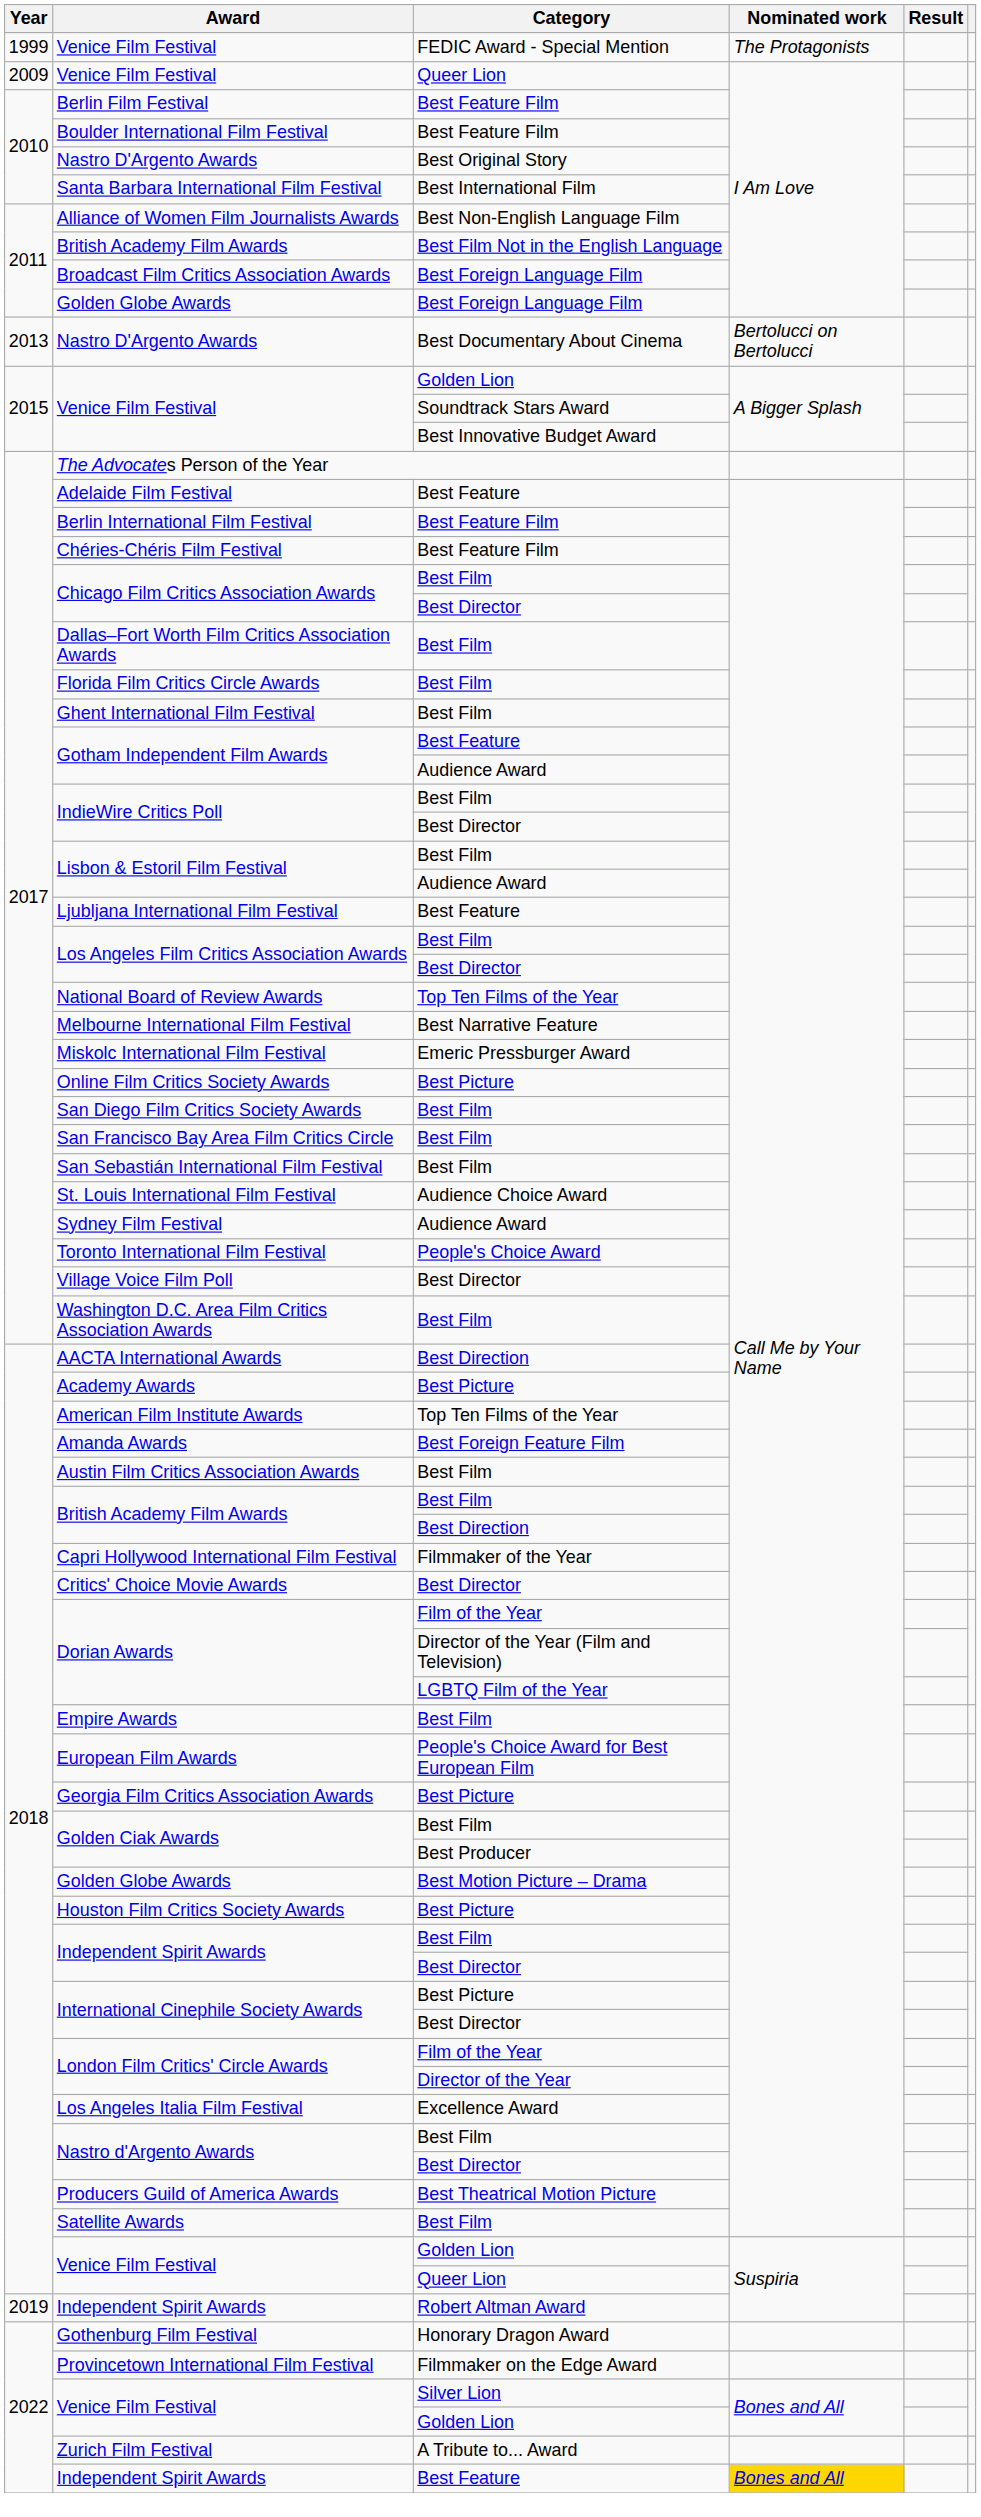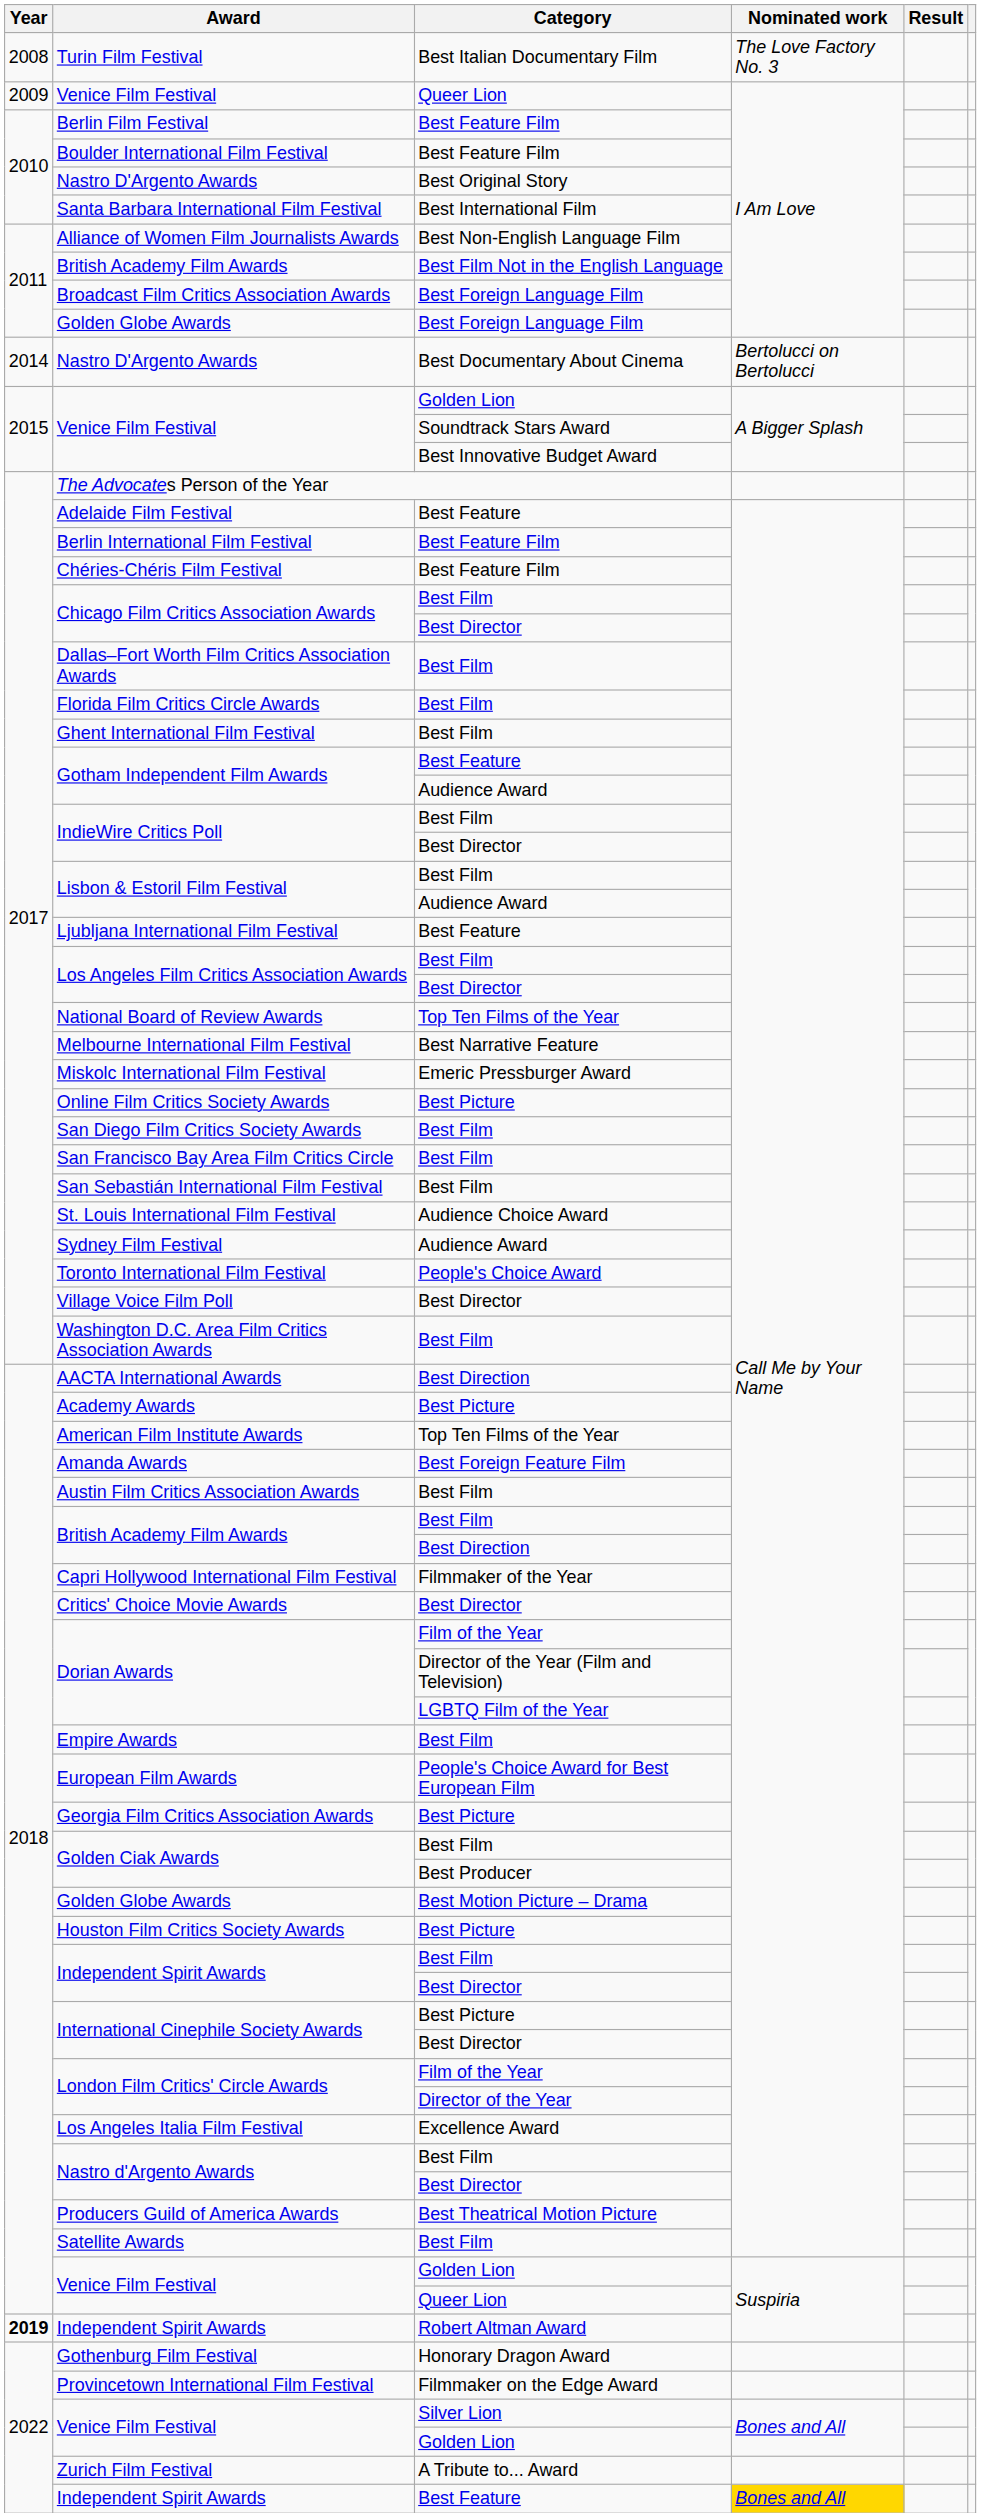- row: (136, 47)
+ row: (130, 57)
(29, 341) 2013 -> (29, 361) 2014
(29, 2307) normal -> (29, 2328) bold
